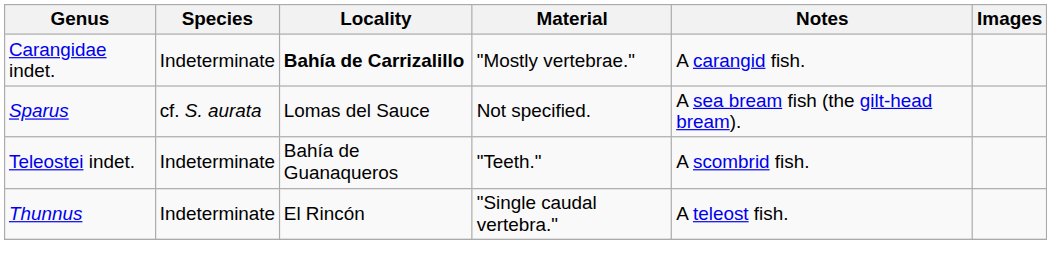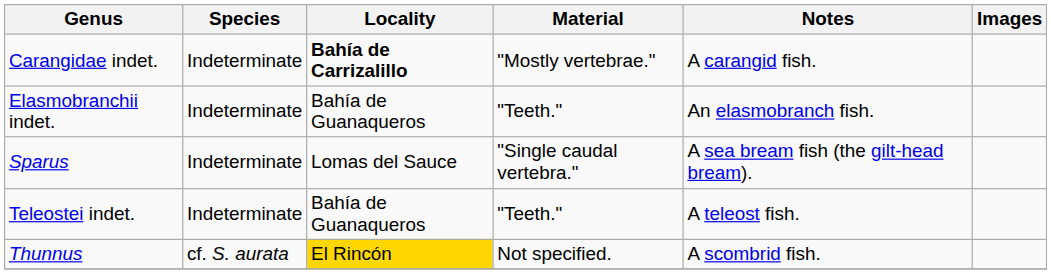+ row: (73, 111)
(211, 111) cf. S. aurata -> (245, 162) Indeterminate
(534, 111) Not specified. -> (557, 162) "Single caudal vertebra."
(743, 162) A scombrid fish. -> (744, 213) A teleost fish.
(217, 213) Indeterminate -> (238, 254) cf. S. aurata
(324, 213) no background -> (351, 254) gold background
(537, 213) "Single caudal vertebra." -> (555, 254) Not specified.
(732, 213) A teleost fish. -> (754, 254) A scombrid fish.
